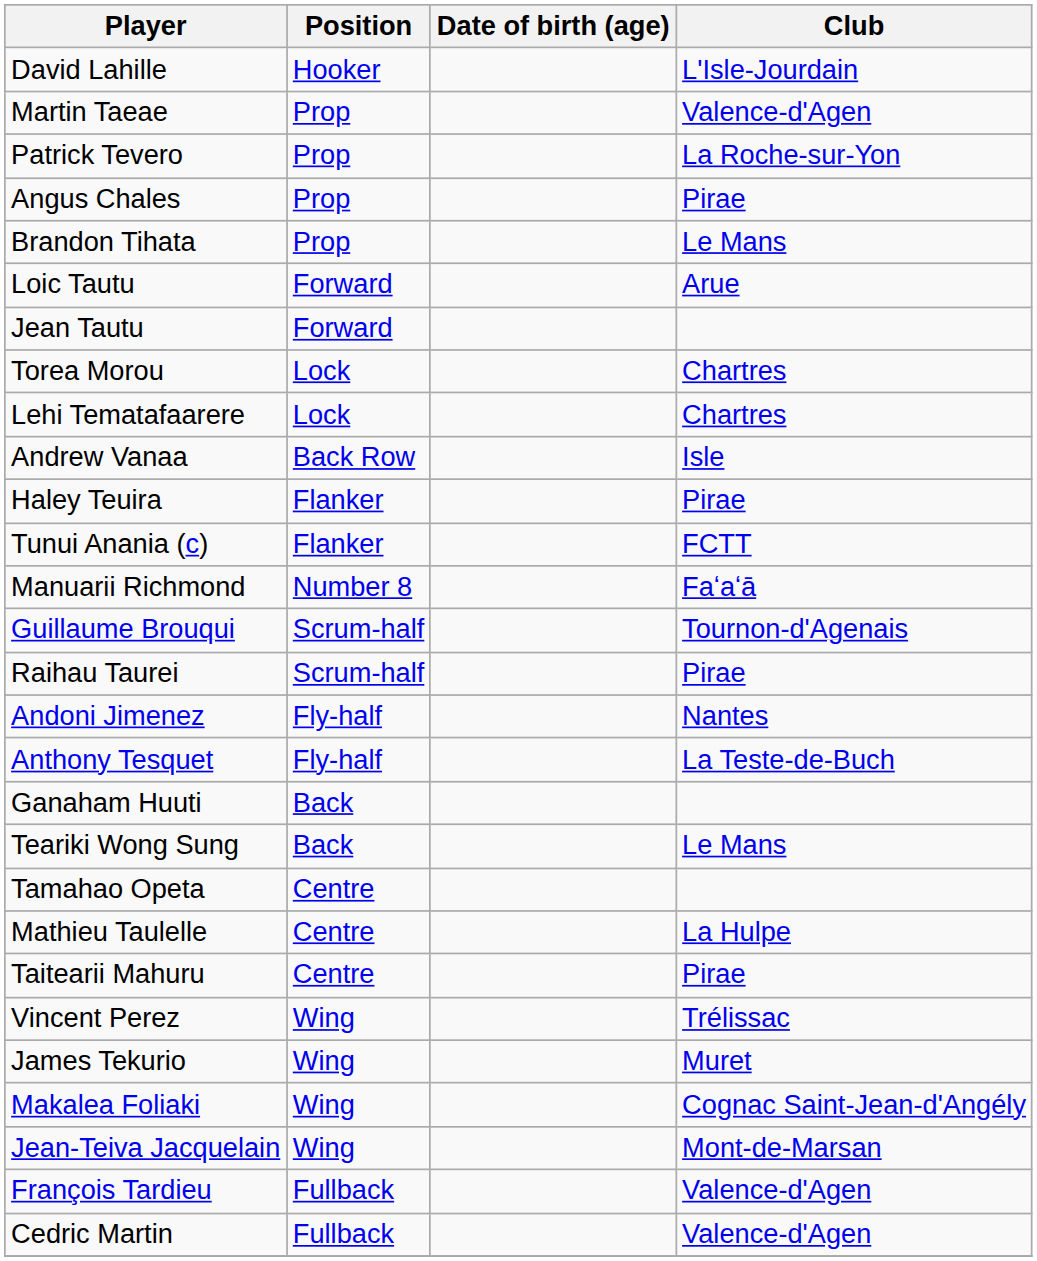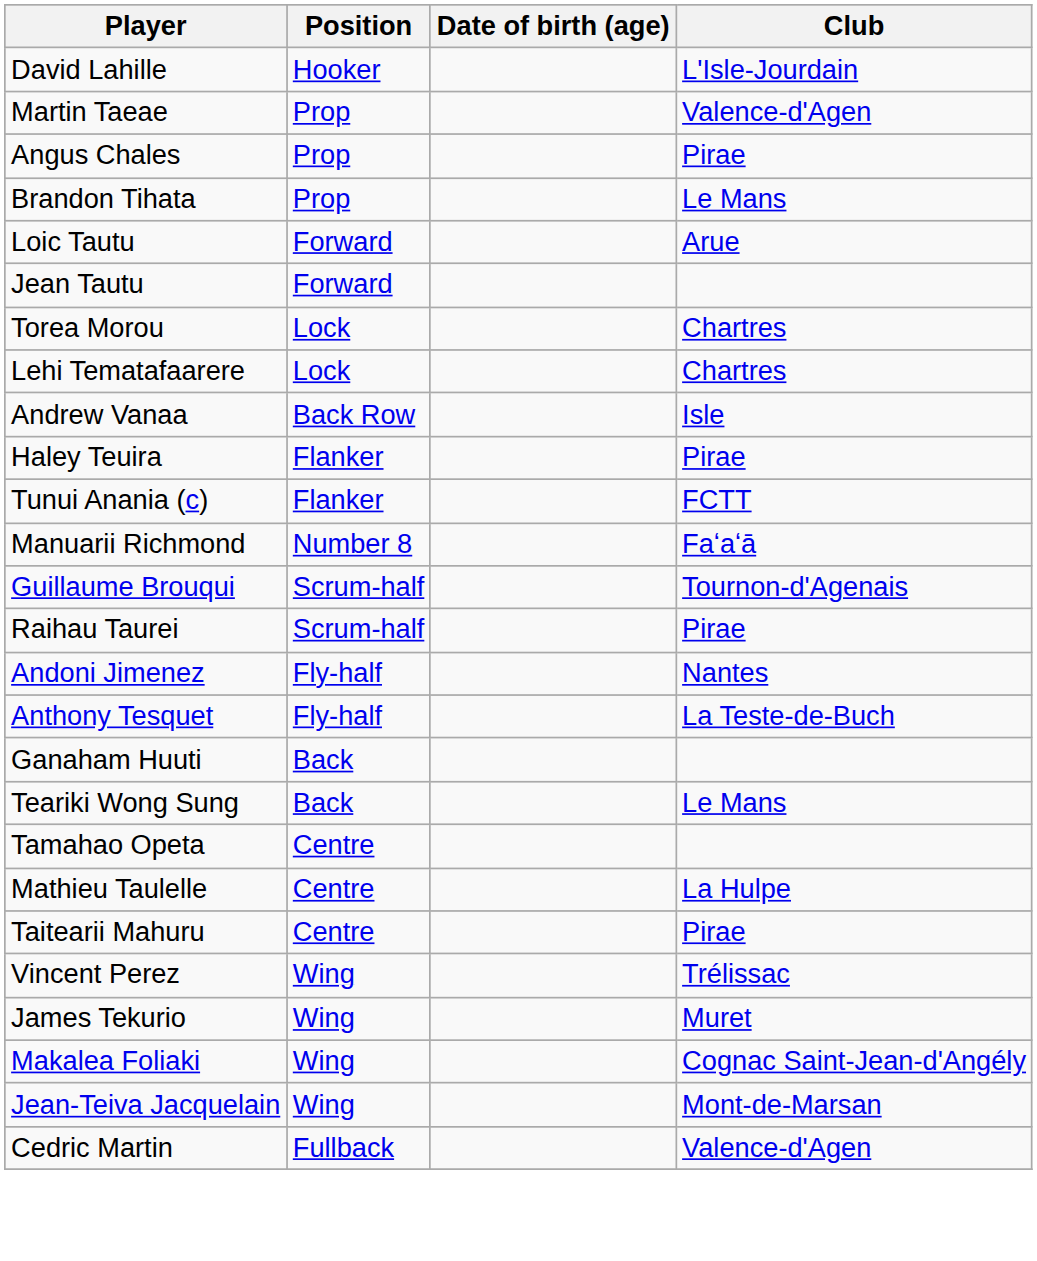- row: (97, 155)
- row: (111, 1190)
